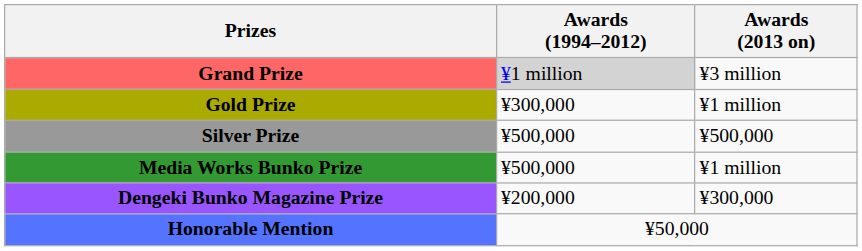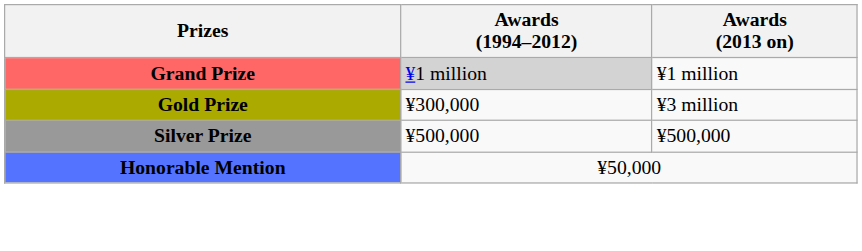(740, 73) ¥3 million -> (697, 73) ¥1 million
(740, 104) ¥1 million -> (697, 104) ¥3 million
- row: (251, 167)
- row: (251, 198)
